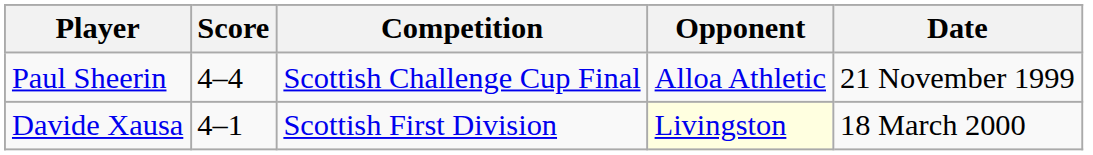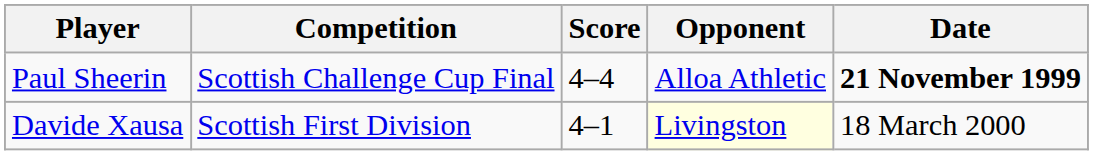columns swapped: (462, 28) <-> (233, 28)
(957, 76) normal -> (960, 76) bold
